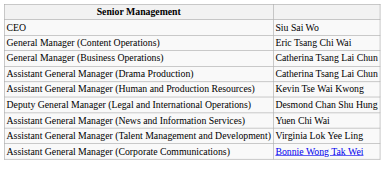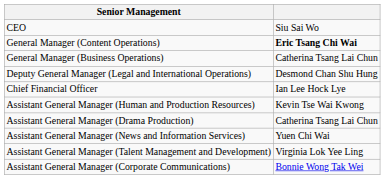(313, 43) normal -> (316, 43) bold
rows swapped: (129, 105) <-> (100, 74)
+ row: (52, 89)
